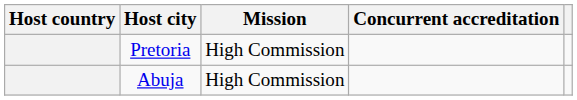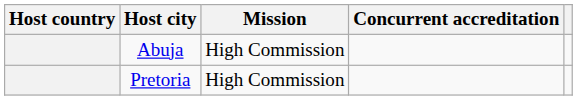rows swapped: (160, 79) <-> (160, 49)
